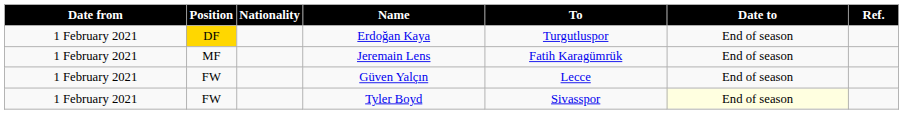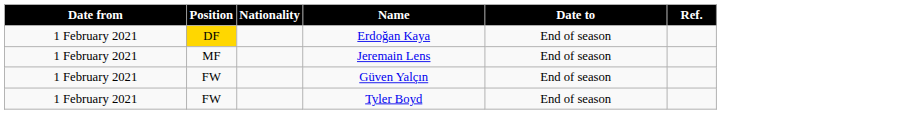- column: (576, 15)
(758, 98) lightyellow background -> (576, 98) no background
